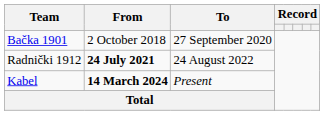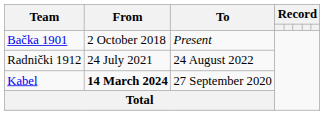(223, 40) 27 September 2020 -> (193, 40) Present
(121, 60) bold -> (120, 60) normal
(193, 80) Present -> (223, 80) 27 September 2020
